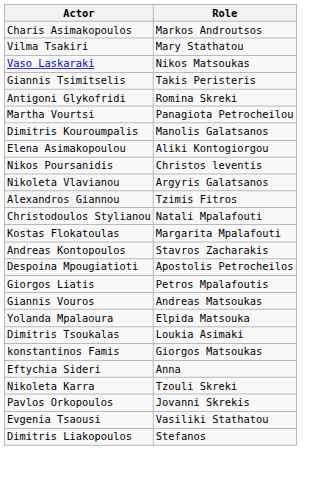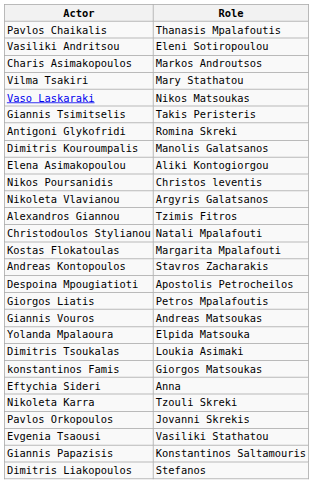+ row: (57, 30)
+ row: (63, 47)
- row: (51, 115)
+ row: (60, 454)
